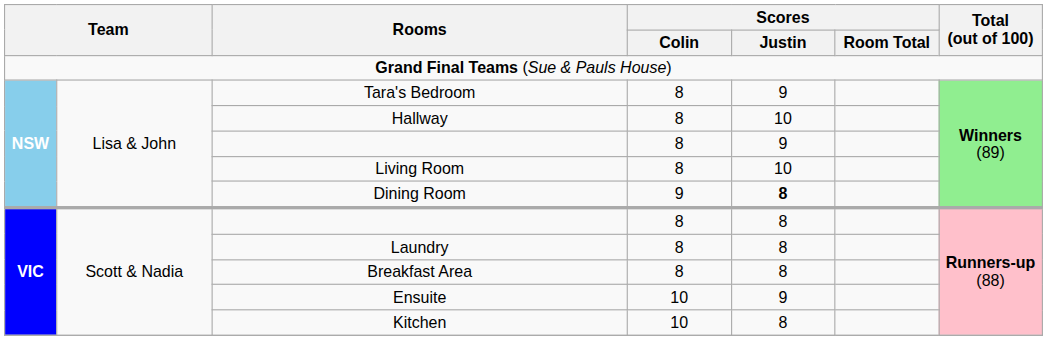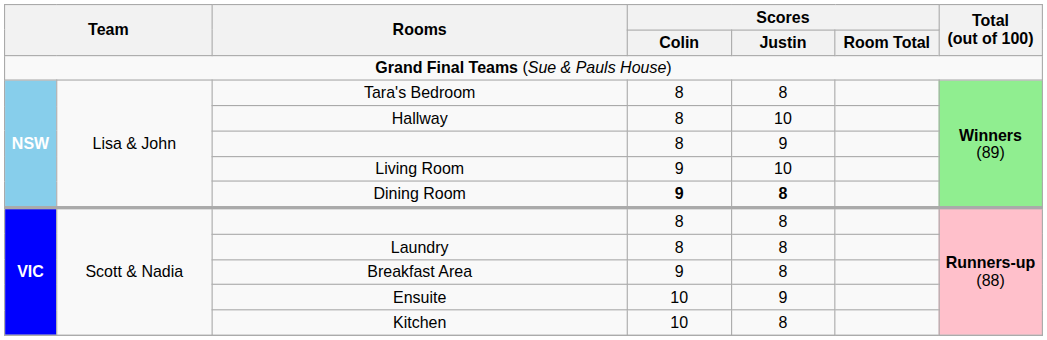(783, 93) 9 -> (783, 93) 8
(679, 169) 8 -> (679, 169) 9
(679, 194) normal -> (679, 194) bold
(679, 272) 8 -> (679, 272) 9
